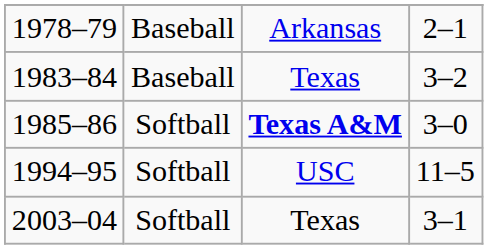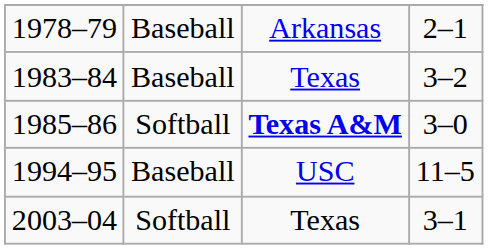(183, 171) Softball -> (183, 171) Baseball
